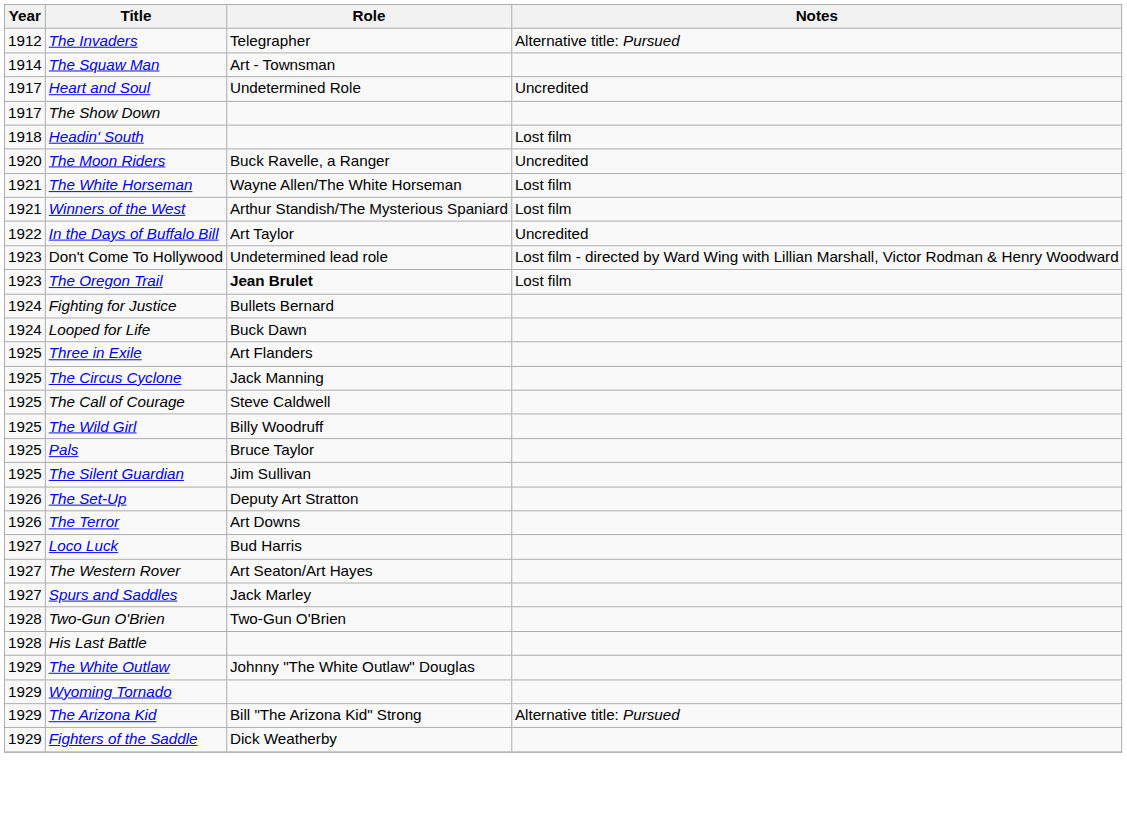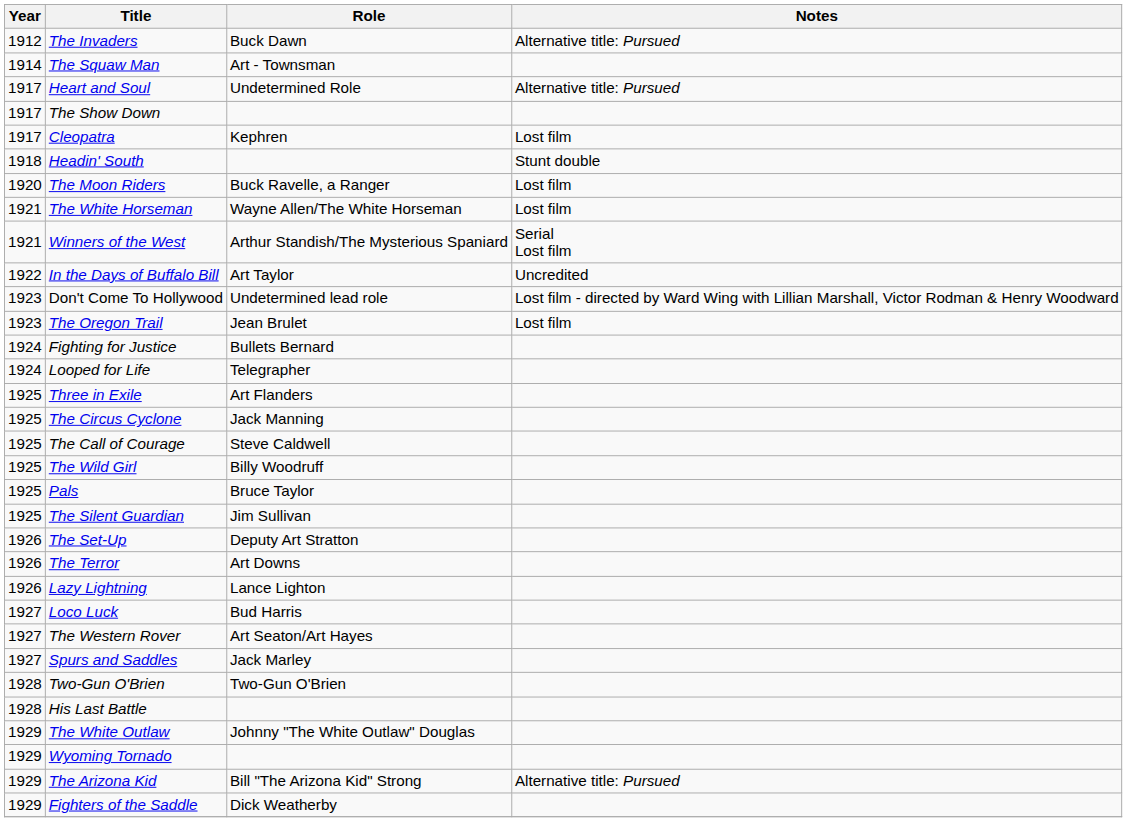(270, 40) Telegrapher -> (268, 40) Buck Dawn
(552, 88) Uncredited -> (597, 88) Alternative title: Pursued
+ row: (82, 137)
(543, 137) Lost film -> (558, 161) Stunt double
(552, 161) Uncredited -> (543, 185) Lost film
(543, 209) Lost film -> (543, 242) Serial Lost film
(271, 281) bold -> (268, 322) normal
(268, 329) Buck Dawn -> (270, 371) Telegrapher
+ row: (98, 588)
